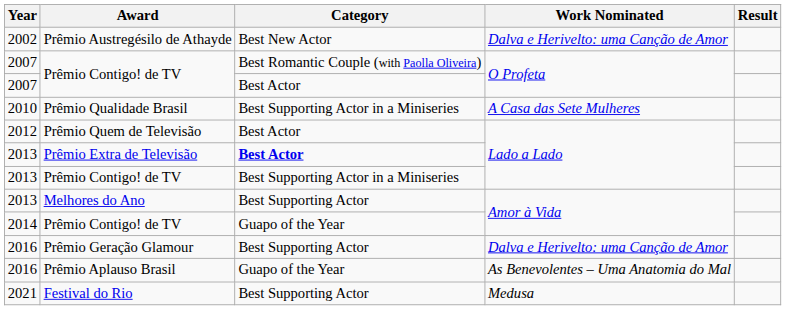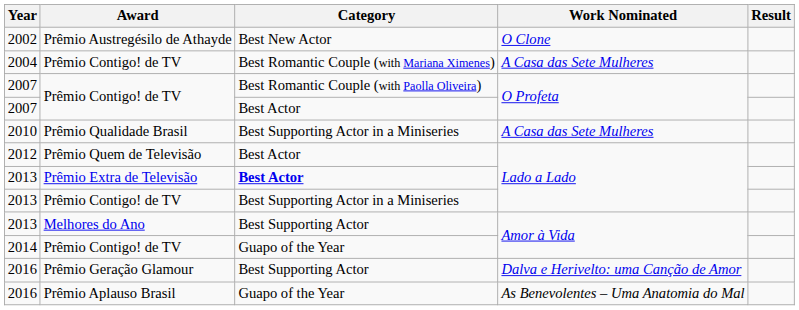(608, 39) Dalva e Herivelto: uma Canção de Amor -> (526, 39) O Clone
+ row: (22, 62)
- row: (22, 293)
